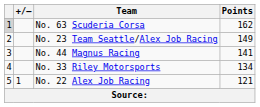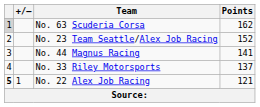(245, 40) 149 -> (245, 40) 152
(245, 67) 134 -> (245, 67) 137
(9, 81) normal -> (9, 81) bold
